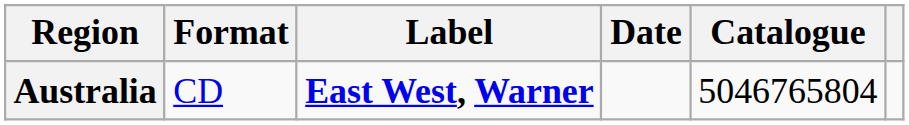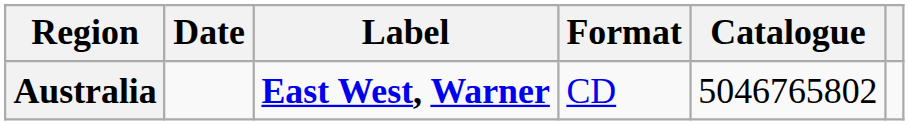columns swapped: (646, 32) <-> (231, 32)
(788, 89) 5046765804 -> (788, 89) 5046765802
